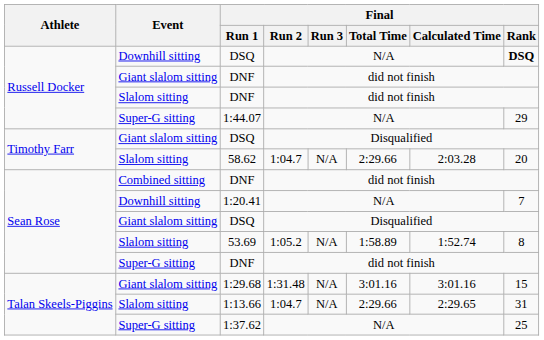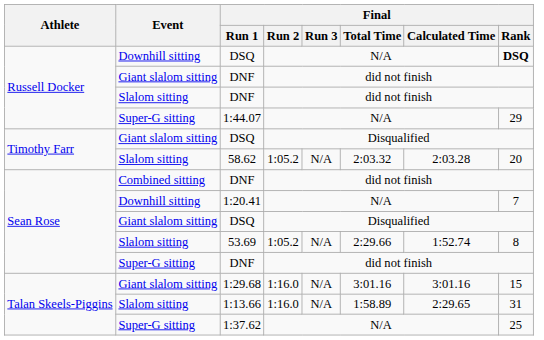(286, 159) 1:04.7 -> (283, 159) 1:05.2
(378, 159) 2:29.66 -> (372, 159) 2:03.32
(378, 242) 1:58.89 -> (372, 242) 2:29.66
(286, 283) 1:31.48 -> (283, 283) 1:16.0
(286, 304) 1:04.7 -> (283, 304) 1:16.0
(378, 304) 2:29.66 -> (372, 304) 1:58.89
